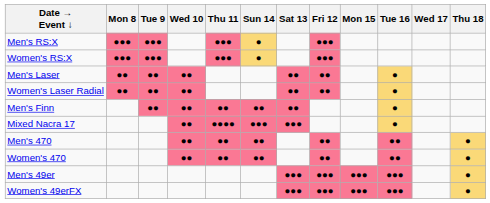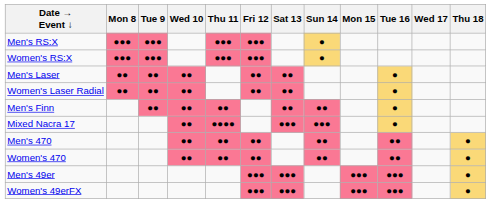columns swapped: (325, 19) <-> (259, 19)
